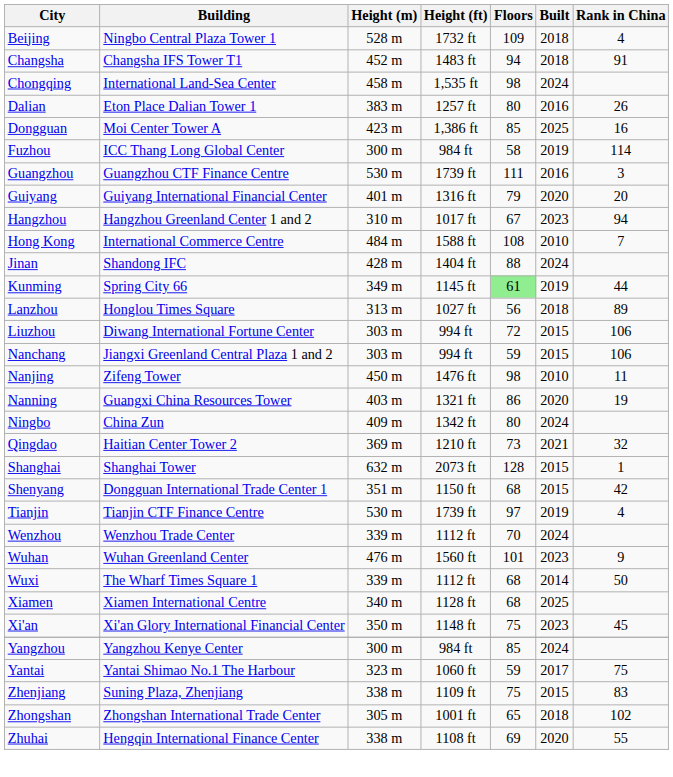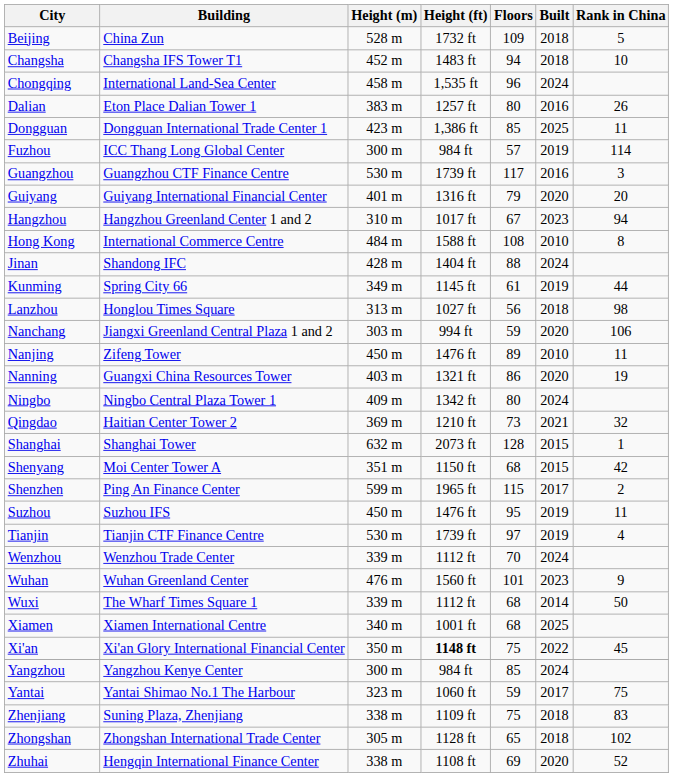(190, 38) Ningbo Central Plaza Tower 1 -> (134, 38) China Zun
(621, 38) 4 -> (621, 38) 5
(621, 60) 91 -> (621, 60) 10
(513, 83) 98 -> (513, 83) 96
(162, 128) Moi Center Tower A -> (215, 128) Dongguan International Trade Center 1
(621, 128) 16 -> (621, 128) 11
(513, 151) 58 -> (513, 151) 57
(513, 173) 111 -> (513, 173) 117
(621, 241) 7 -> (621, 241) 8
(513, 286) lightgreen background -> (513, 286) no background
(621, 309) 89 -> (621, 309) 98
- row: (31, 331)
(554, 354) 2015 -> (554, 331) 2020
(513, 377) 98 -> (513, 354) 89
(134, 422) China Zun -> (190, 399) Ningbo Central Plaza Tower 1
(215, 490) Dongguan International Trade Center 1 -> (162, 467) Moi Center Tower A
+ row: (35, 490)
+ row: (29, 512)
(456, 602) 1128 ft -> (456, 625) 1001 ft
(456, 625) normal -> (456, 648) bold
(554, 625) 2023 -> (554, 648) 2022
(554, 693) 2015 -> (554, 715) 2018
(456, 715) 1001 ft -> (456, 738) 1128 ft
(621, 738) 55 -> (621, 761) 52
